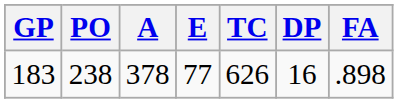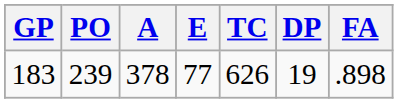(91, 73) 238 -> (91, 73) 239
(302, 73) 16 -> (302, 73) 19
